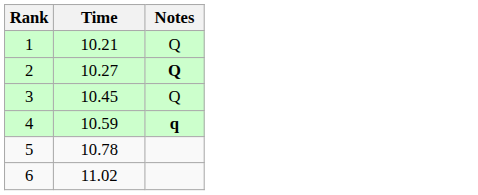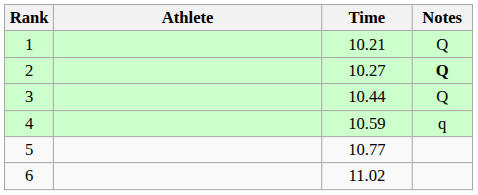+ column: (188, 17)
(99, 96) 10.45 -> (367, 96) 10.44
(174, 123) bold -> (442, 123) normal
(99, 149) 10.78 -> (367, 149) 10.77
